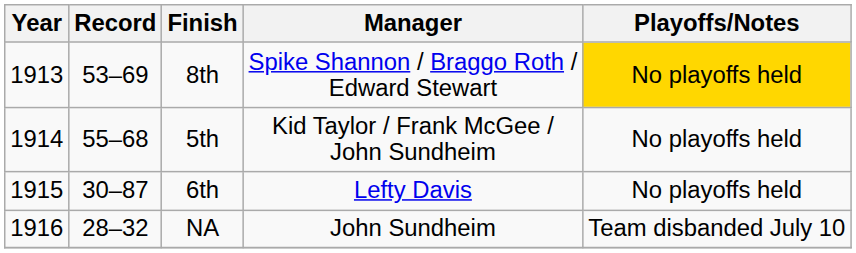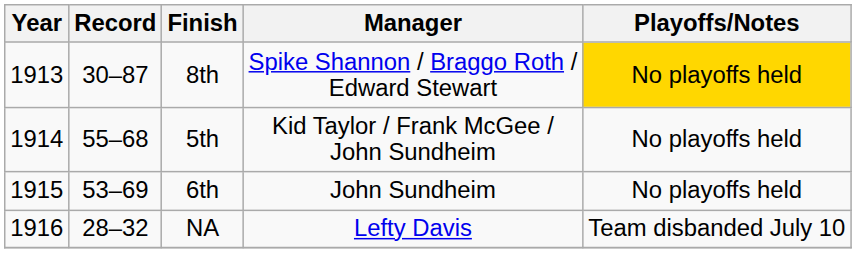(115, 74) 53–69 -> (115, 74) 30–87
(115, 190) 30–87 -> (115, 190) 53–69
(413, 190) Lefty Davis -> (413, 190) John Sundheim
(413, 228) John Sundheim -> (413, 228) Lefty Davis
